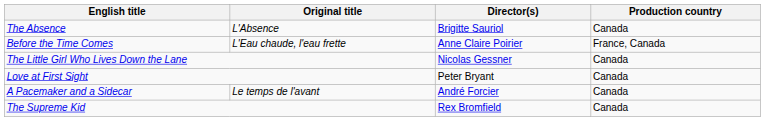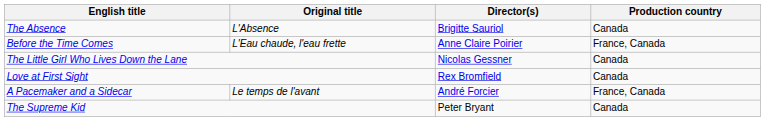(466, 76) Peter Bryant -> (469, 76) Rex Bromfield
(611, 92) Canada -> (629, 92) France, Canada
(469, 108) Rex Bromfield -> (466, 108) Peter Bryant
